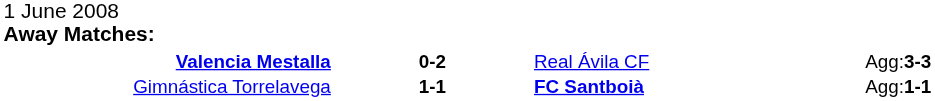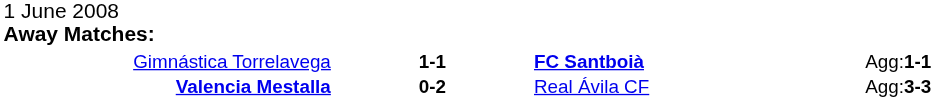rows swapped: (253, 61) <-> (232, 86)
